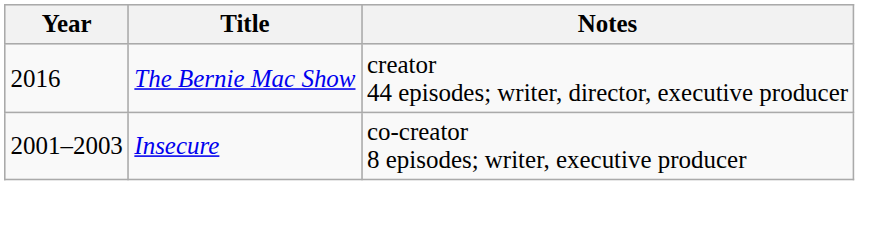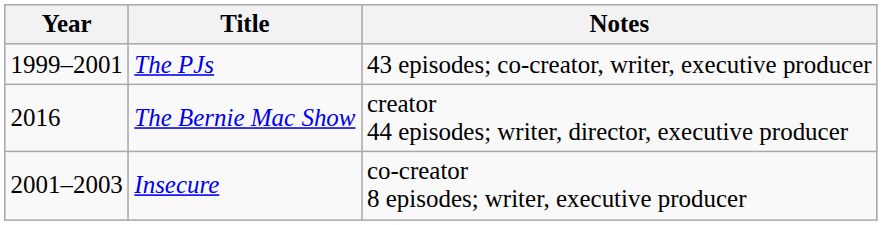+ row: (174, 63)
